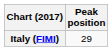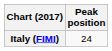(86, 38) 29 -> (86, 38) 24
